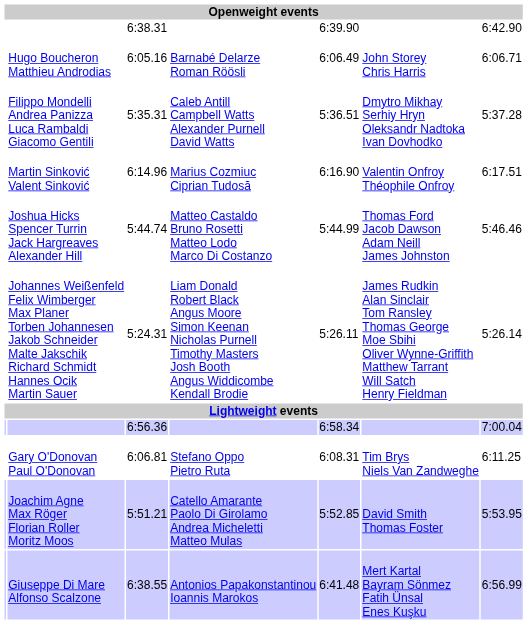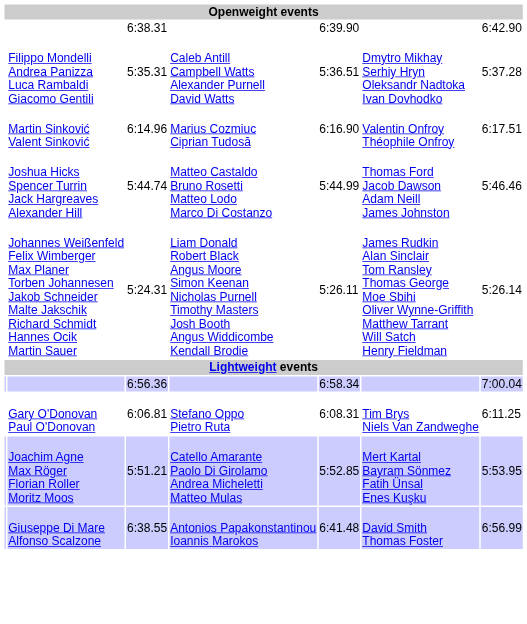- row: (60, 65)
(403, 521) David Smith Thomas Foster -> (407, 477) Mert Kartal Bayram Sönmez Fatih Ünsal Enes Kuşku
(407, 591) Mert Kartal Bayram Sönmez Fatih Ünsal Enes Kuşku -> (403, 534) David Smith Thomas Foster
